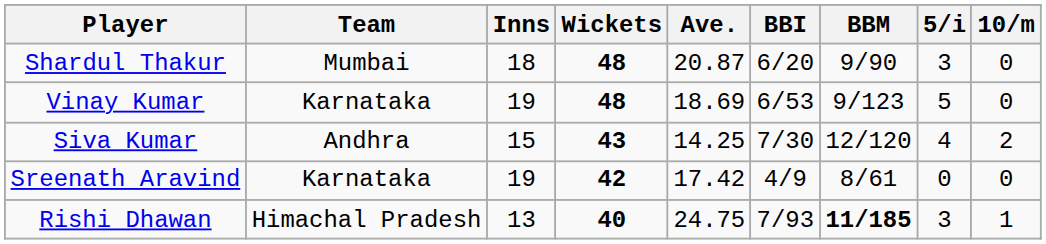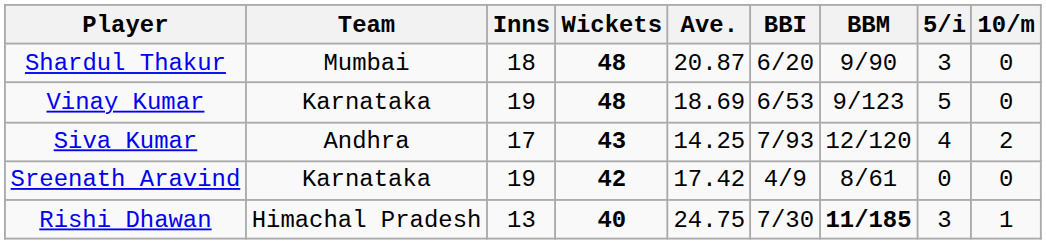(521, 141) 15 -> (521, 141) 17
(785, 141) 7/30 -> (785, 141) 7/93
(785, 219) 7/93 -> (785, 219) 7/30
